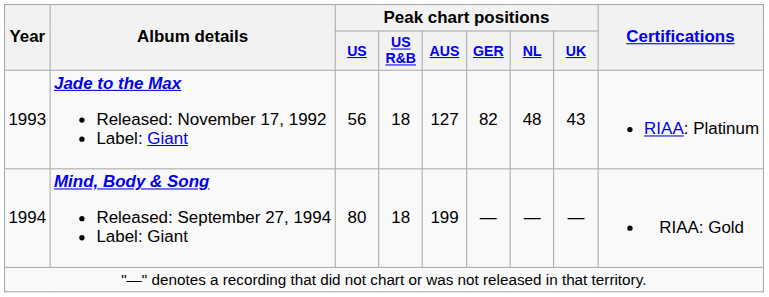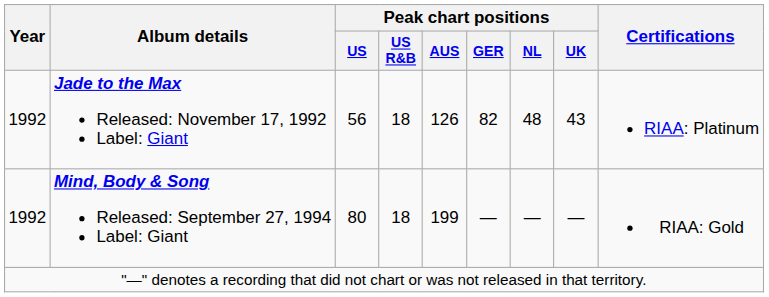(27, 119) 1993 -> (27, 119) 1992
(445, 119) 127 -> (445, 119) 126
(27, 218) 1994 -> (27, 218) 1992
